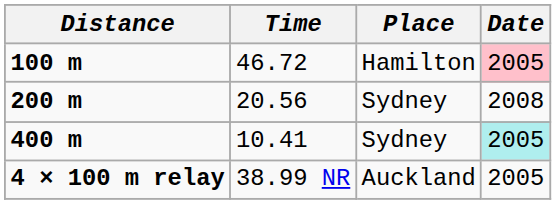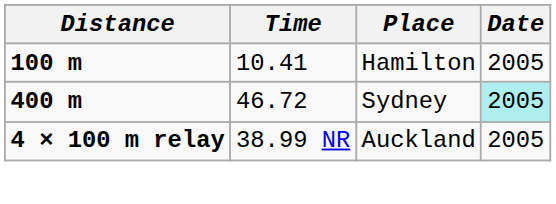(272, 63) 46.72 -> (272, 63) 10.41
(516, 63) pink background -> (516, 63) no background
- row: (46, 102)
(272, 141) 10.41 -> (272, 102) 46.72
